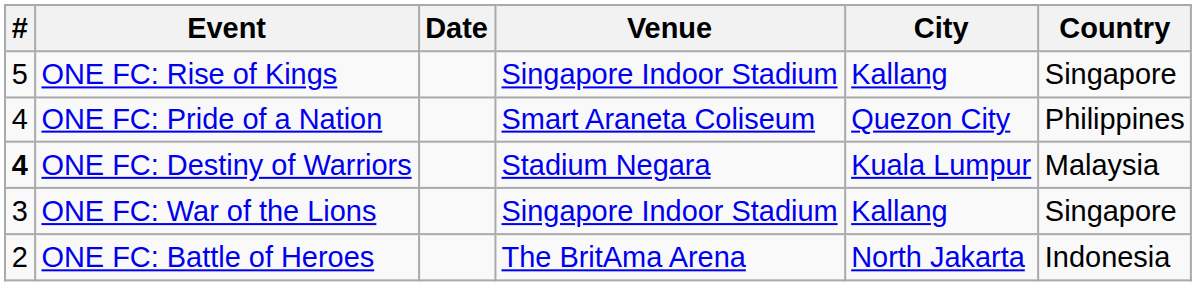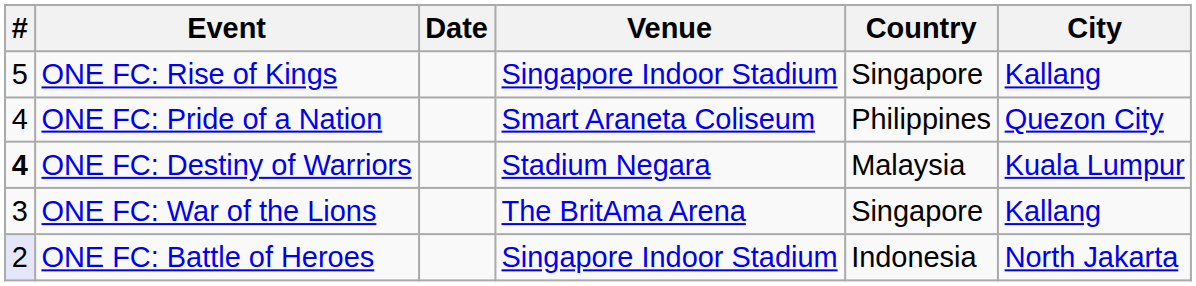columns swapped: (941, 28) <-> (1115, 28)
(670, 211) Singapore Indoor Stadium -> (624, 211) The BritAma Arena
(20, 257) no background -> (20, 257) lavender background
(624, 257) The BritAma Arena -> (670, 257) Singapore Indoor Stadium
